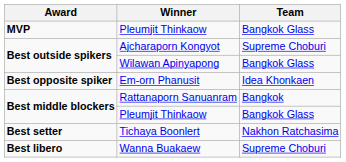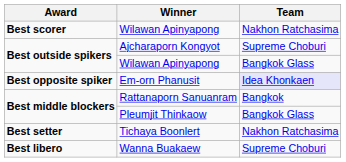- row: (18, 30)
+ row: (36, 30)
(278, 81) no background -> (278, 81) lavender background
